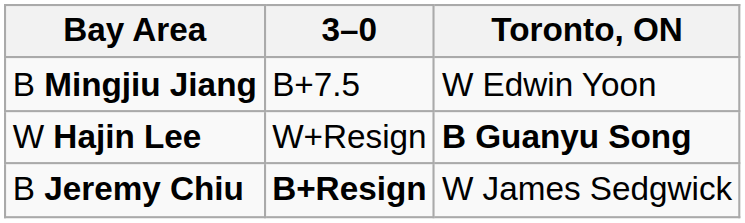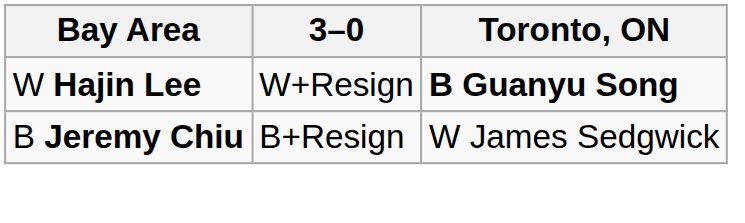- row: (135, 83)
(349, 189) bold -> (332, 136) normal
